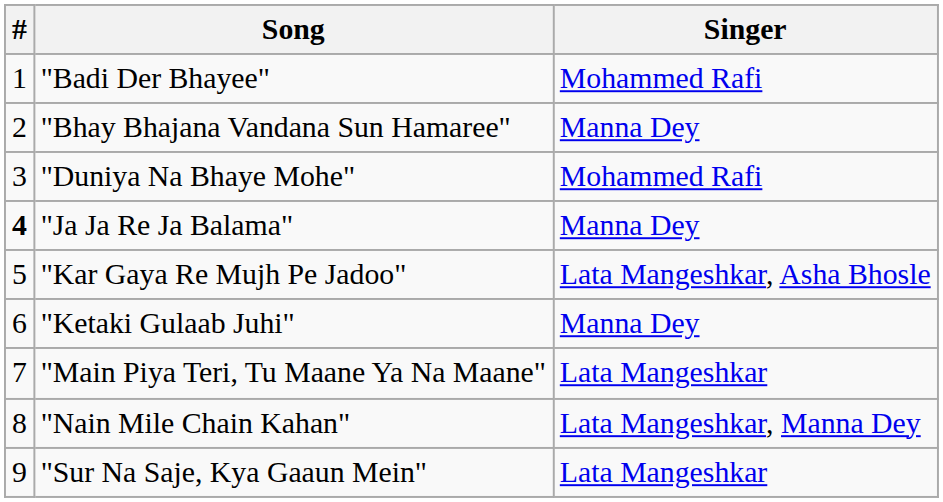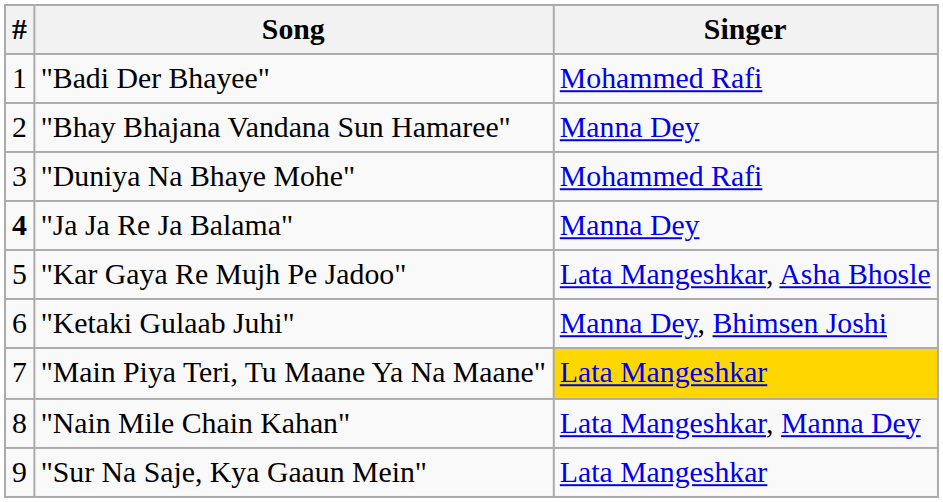(630, 323) Manna Dey -> (723, 323) Manna Dey, Bhimsen Joshi
(664, 373) no background -> (664, 373) gold background
